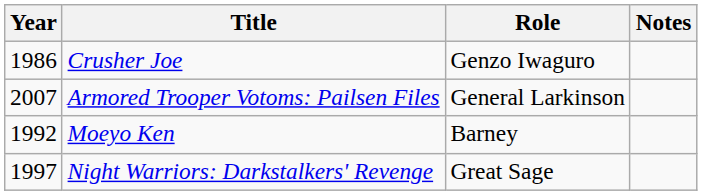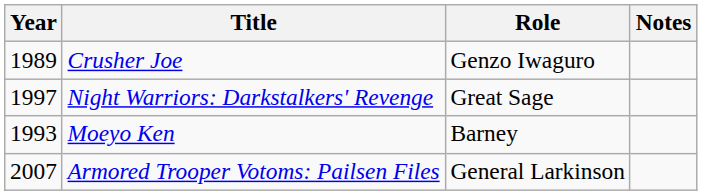(33, 60) 1986 -> (33, 60) 1989
rows swapped: (250, 171) <-> (254, 97)
(33, 134) 1992 -> (33, 134) 1993
